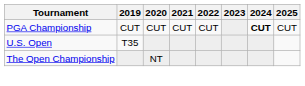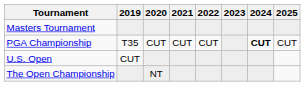+ row: (51, 28)
(130, 28) CUT -> (130, 43) T35
(130, 43) T35 -> (130, 58) CUT
